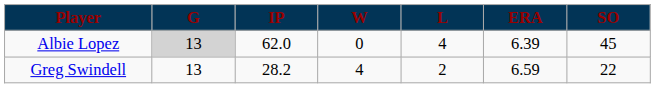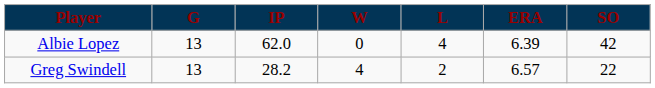(193, 43) lightgrey background -> (193, 43) no background
(608, 43) 45 -> (608, 43) 42
(525, 69) 6.59 -> (525, 69) 6.57
